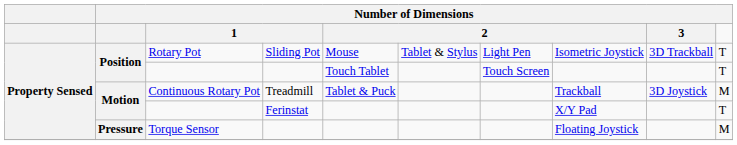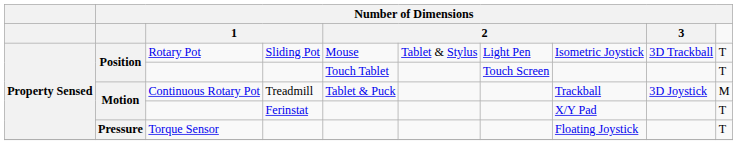(724, 129) M -> (723, 129) T
